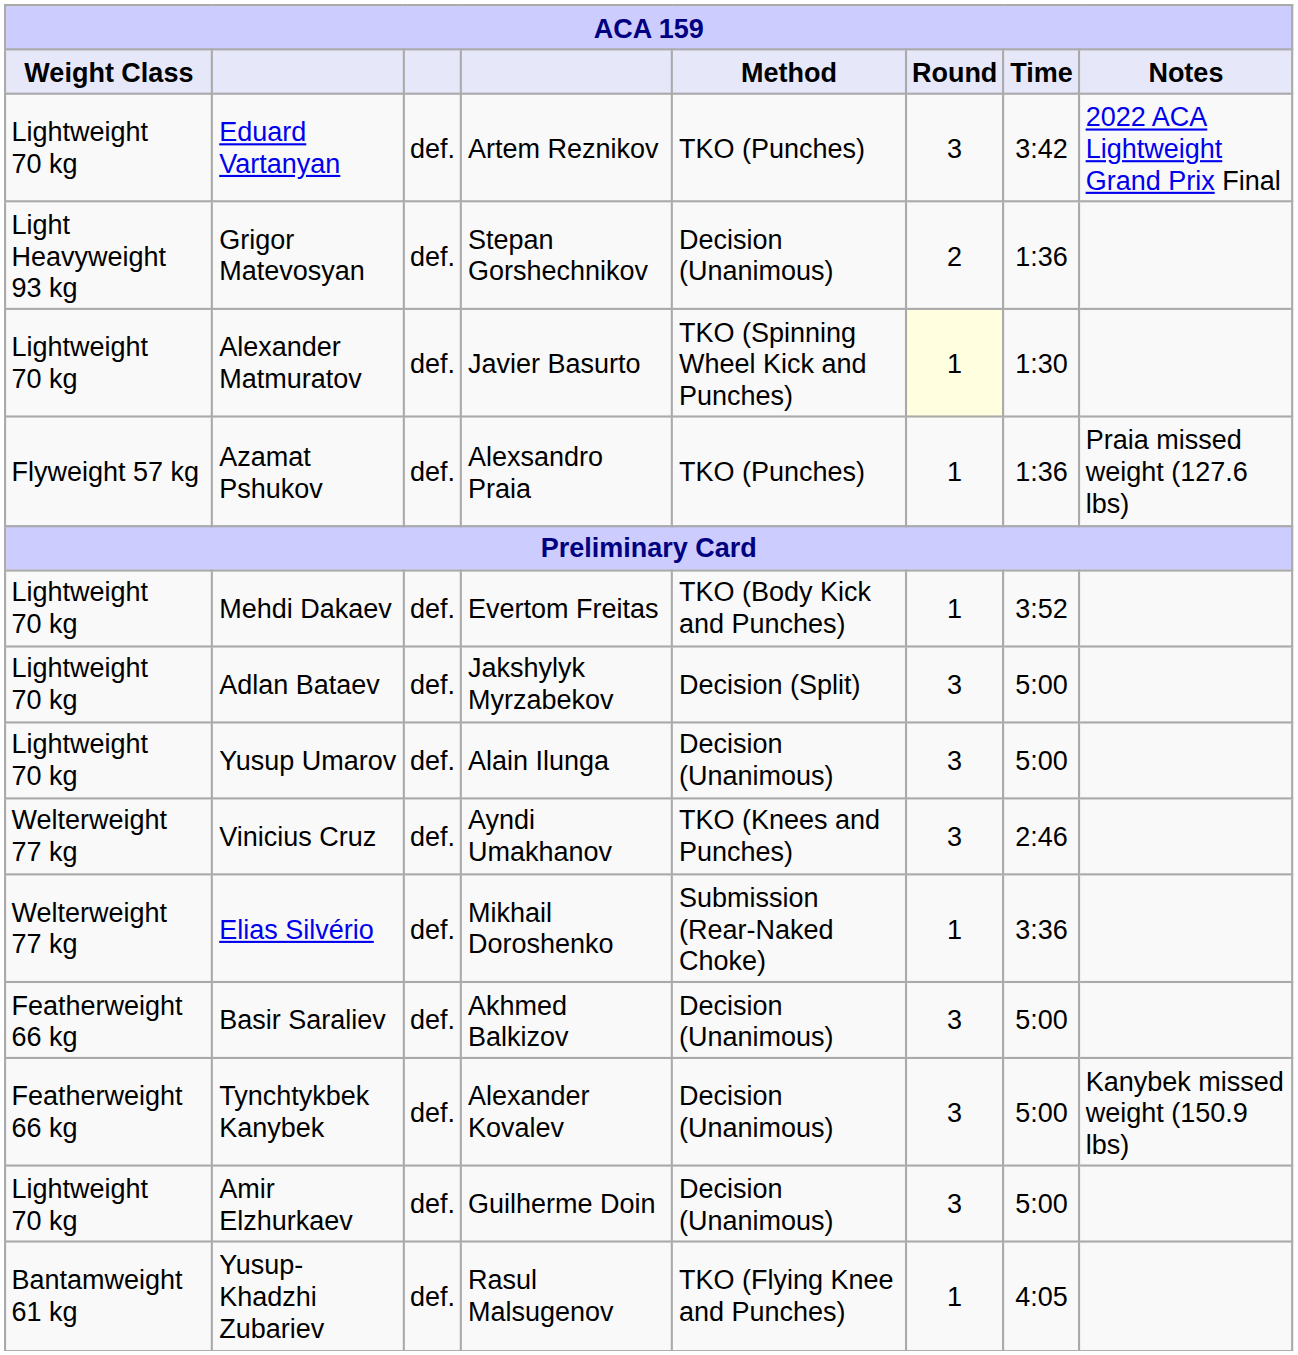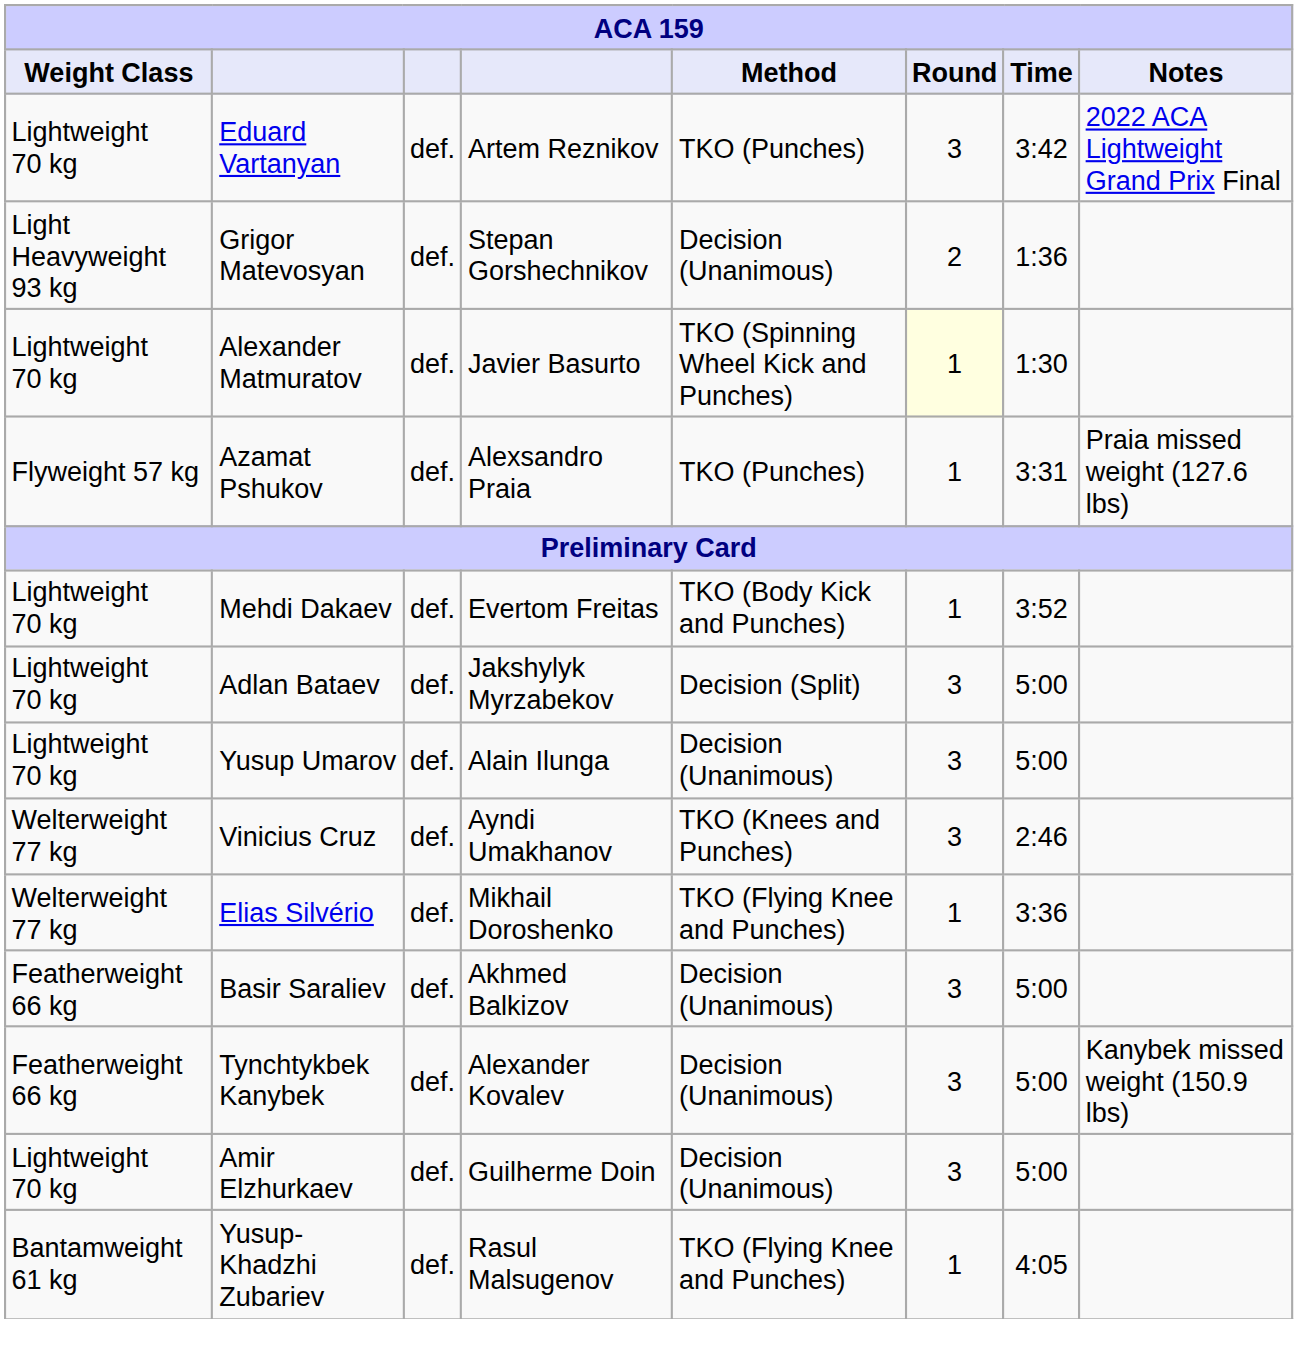(1042, 471) 1:36 -> (1042, 471) 3:31
(756, 928) Submission (Rear-Naked Choke) -> (786, 912) TKO (Flying Knee and Punches)
